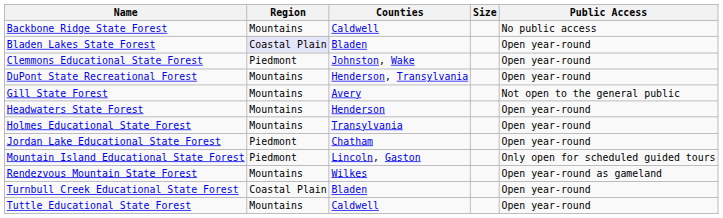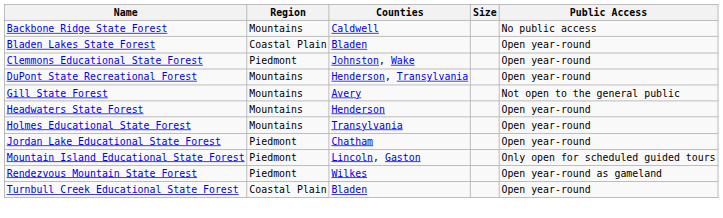(288, 45) lavender background -> (288, 45) no background
(276, 173) Mountains -> (273, 173) Piedmont
- row: (99, 206)
